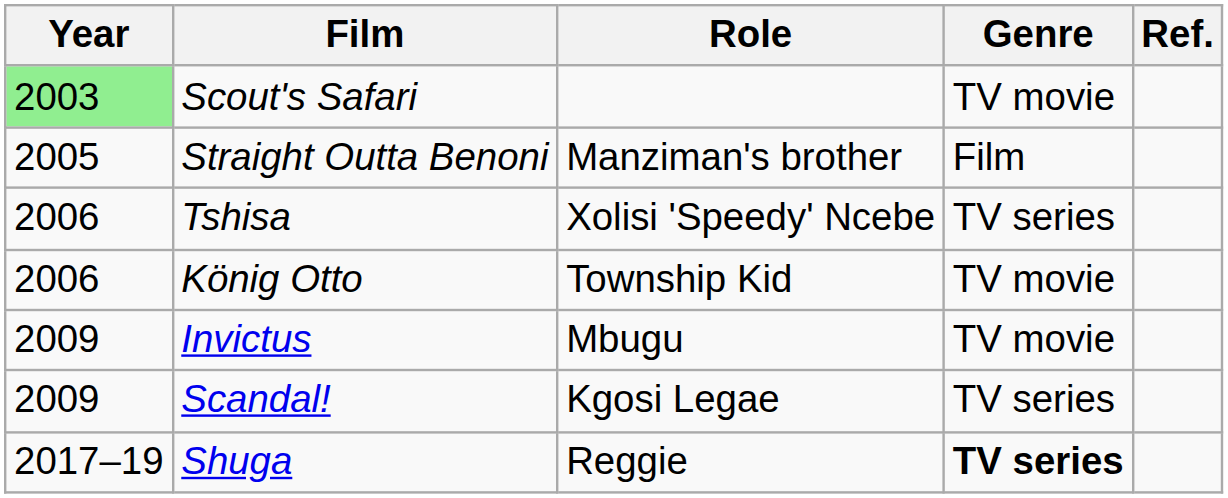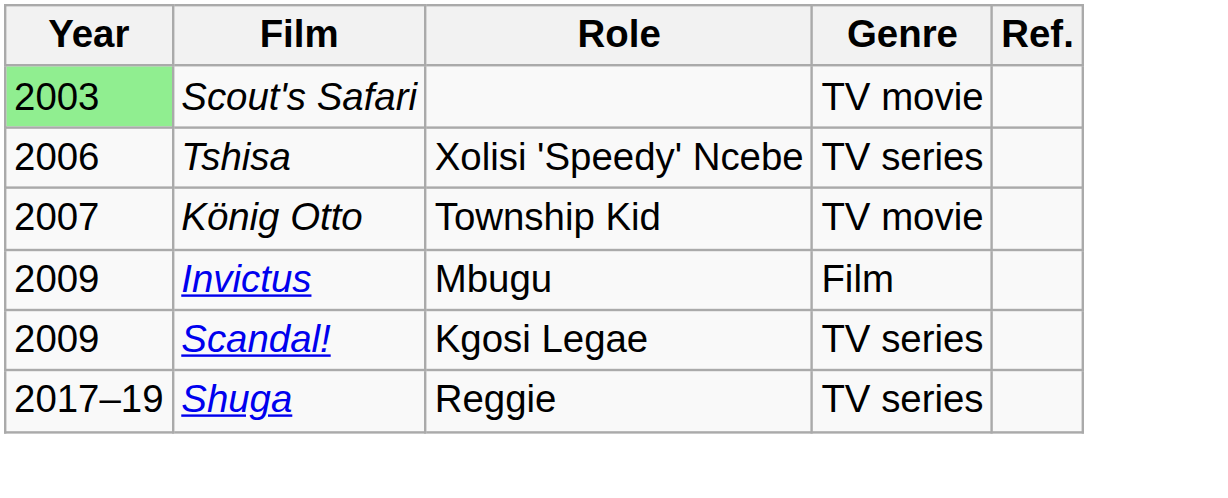- row: (365, 156)
(57, 278) 2006 -> (57, 217) 2007
(1034, 339) TV movie -> (858, 278) Film
(1038, 461) bold -> (902, 400) normal
